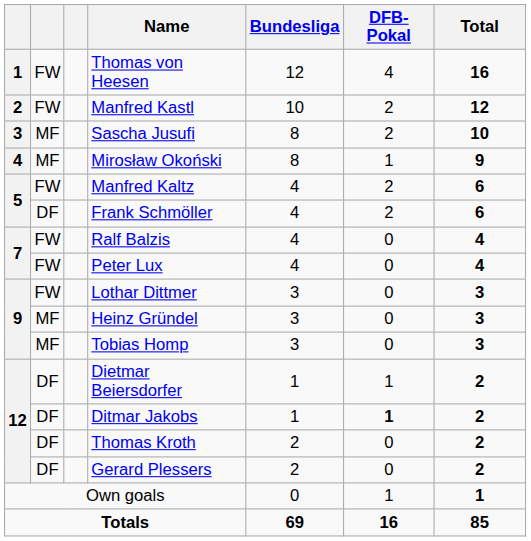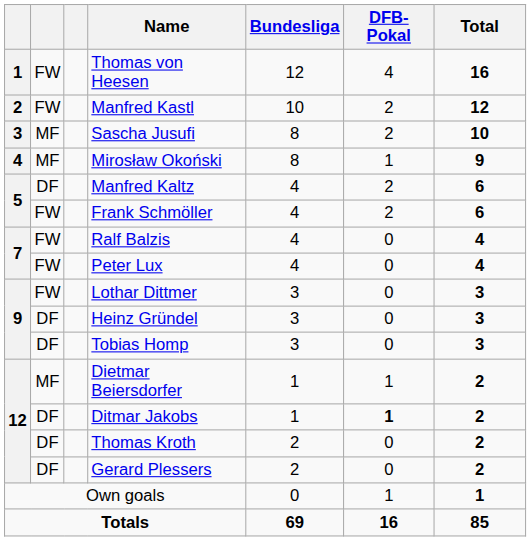(47, 187) FW -> (47, 187) DF
(47, 213) DF -> (47, 213) FW
(47, 319) MF -> (47, 319) DF
(47, 345) MF -> (47, 345) DF
(47, 381) DF -> (47, 381) MF
